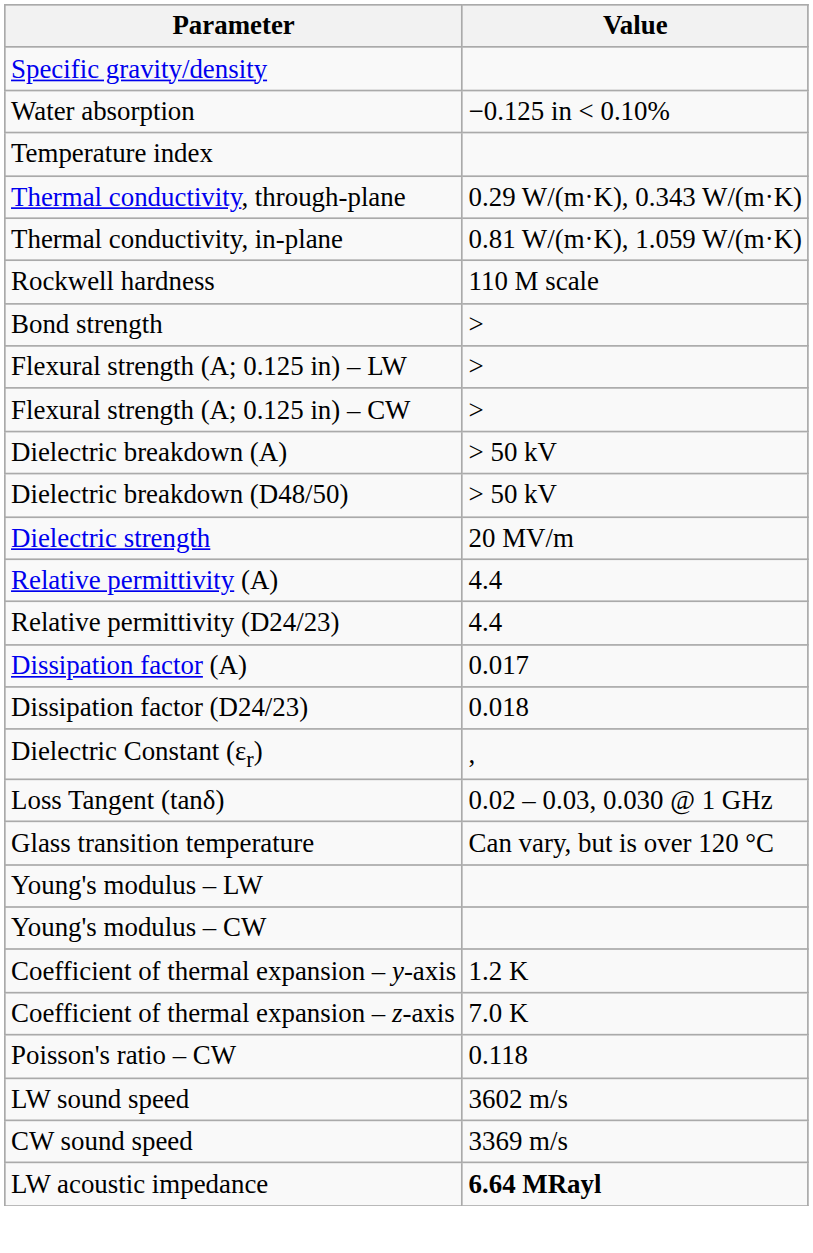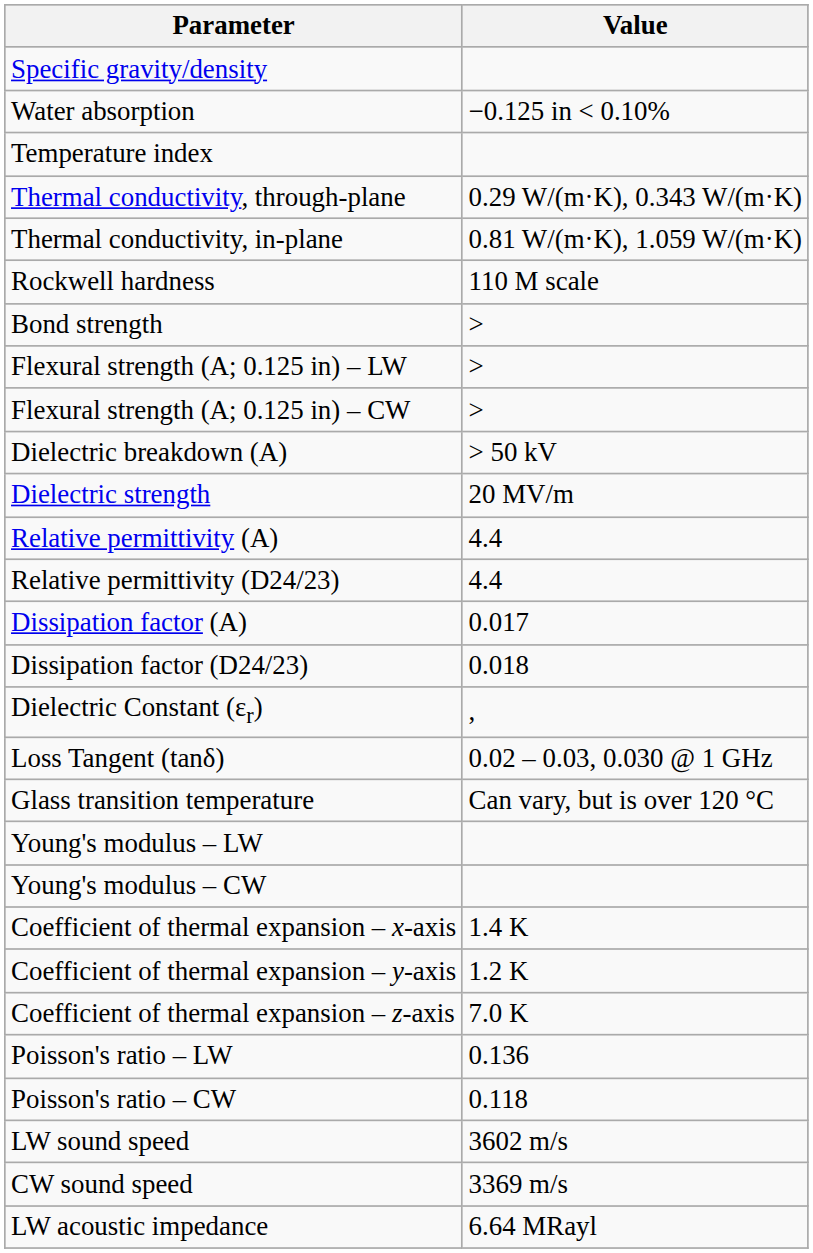- row: (180, 494)
+ row: (234, 928)
+ row: (122, 1055)
(535, 1183) bold -> (533, 1226) normal
